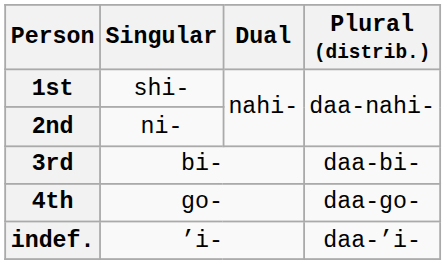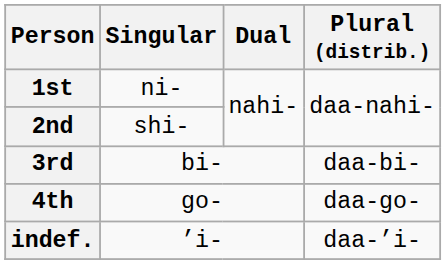(161, 89) shi- -> (161, 89) ni-
(161, 127) ni- -> (161, 127) shi-
